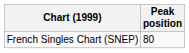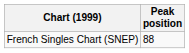(149, 39) 80 -> (149, 39) 88
